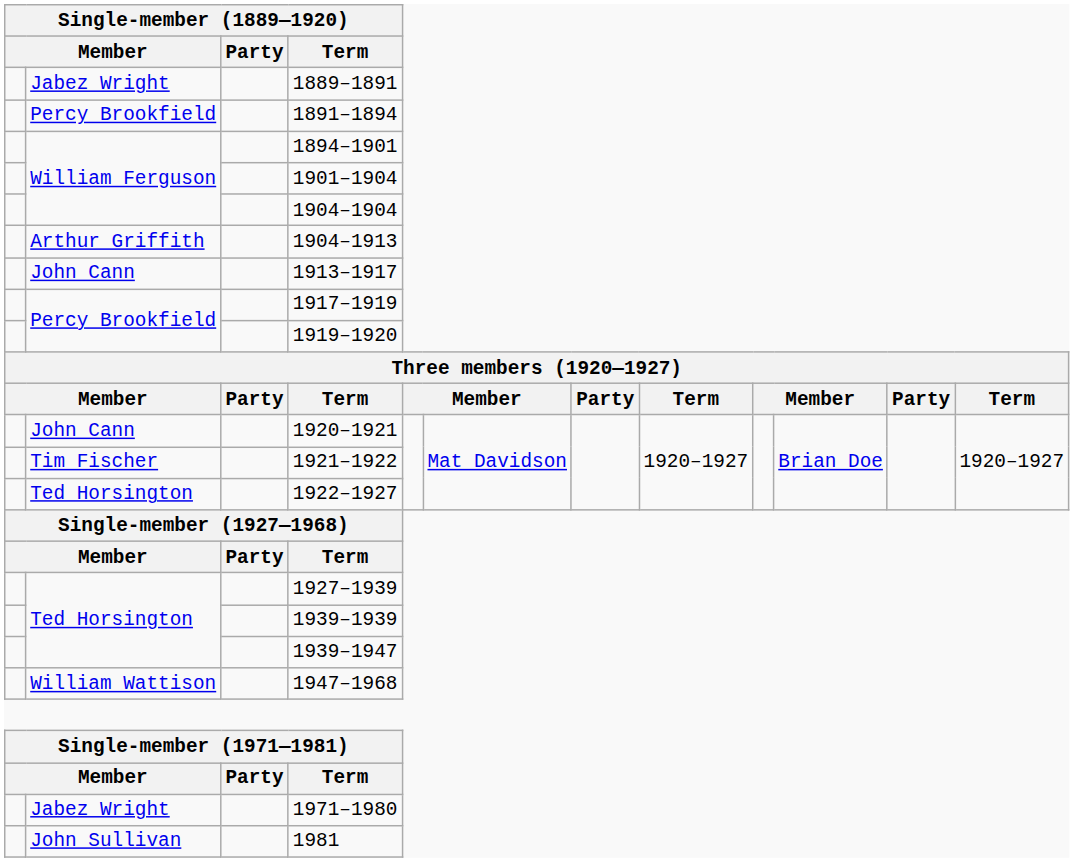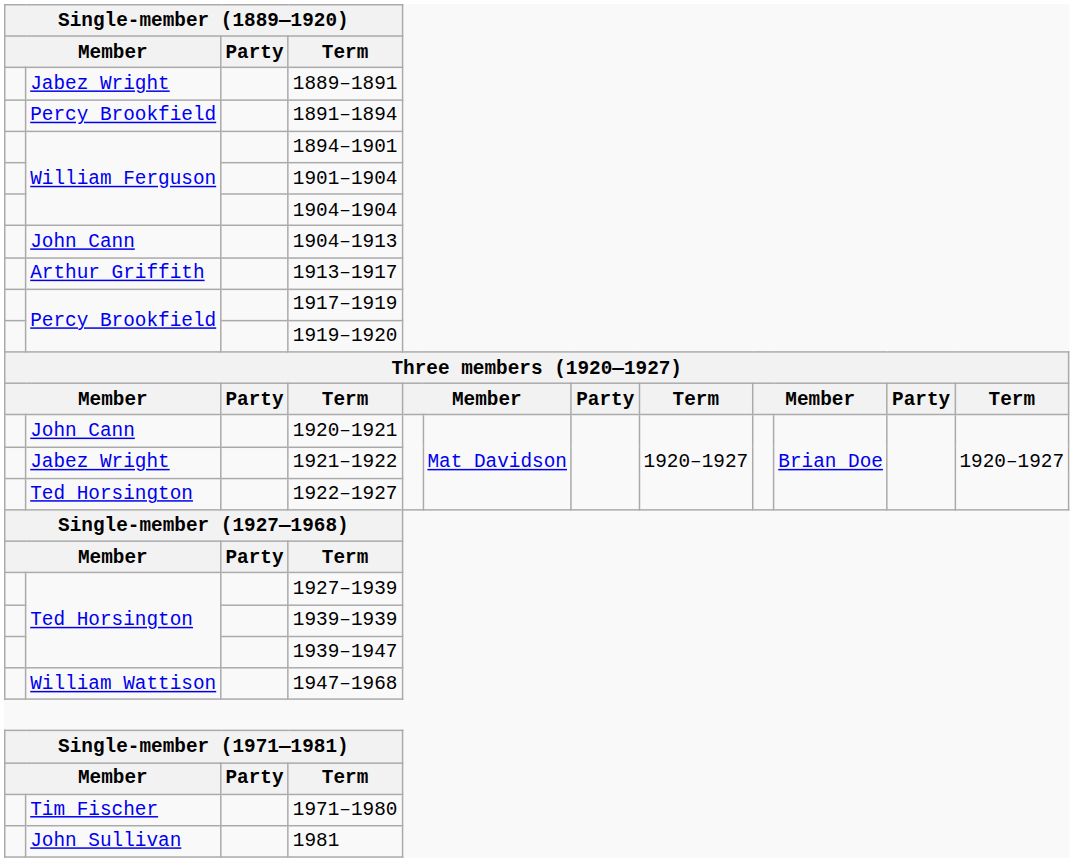(117, 242) Arthur Griffith -> (83, 242) John Cann
(83, 273) John Cann -> (117, 273) Arthur Griffith
(94, 463) Tim Fischer -> (100, 463) Jabez Wright
(100, 810) Jabez Wright -> (94, 810) Tim Fischer
